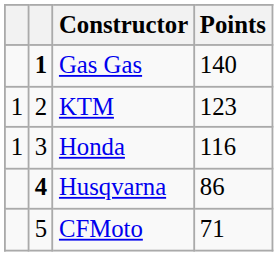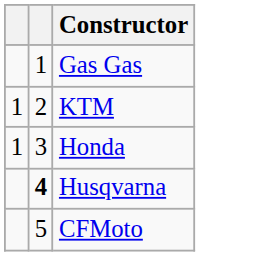- column: (233, 24)
(41, 65) bold -> (41, 65) normal
